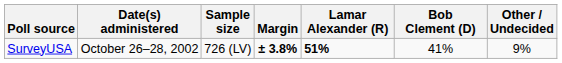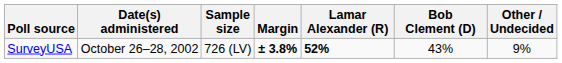(317, 48) 51% -> (317, 48) 52%
(441, 48) 41% -> (441, 48) 43%
